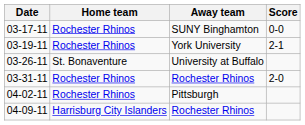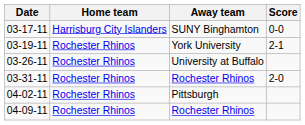(94, 29) Rochester Rhinos -> (110, 29) Harrisburg City Islanders
(90, 62) St. Bonaventure -> (94, 62) Rochester Rhinos
(110, 111) Harrisburg City Islanders -> (94, 111) Rochester Rhinos
